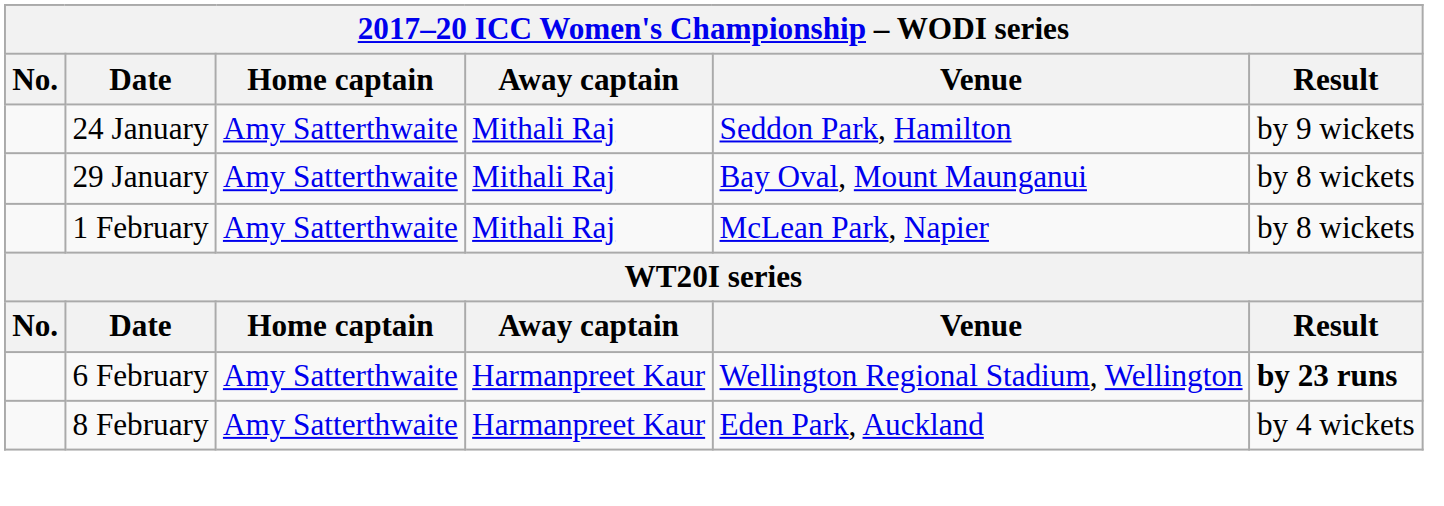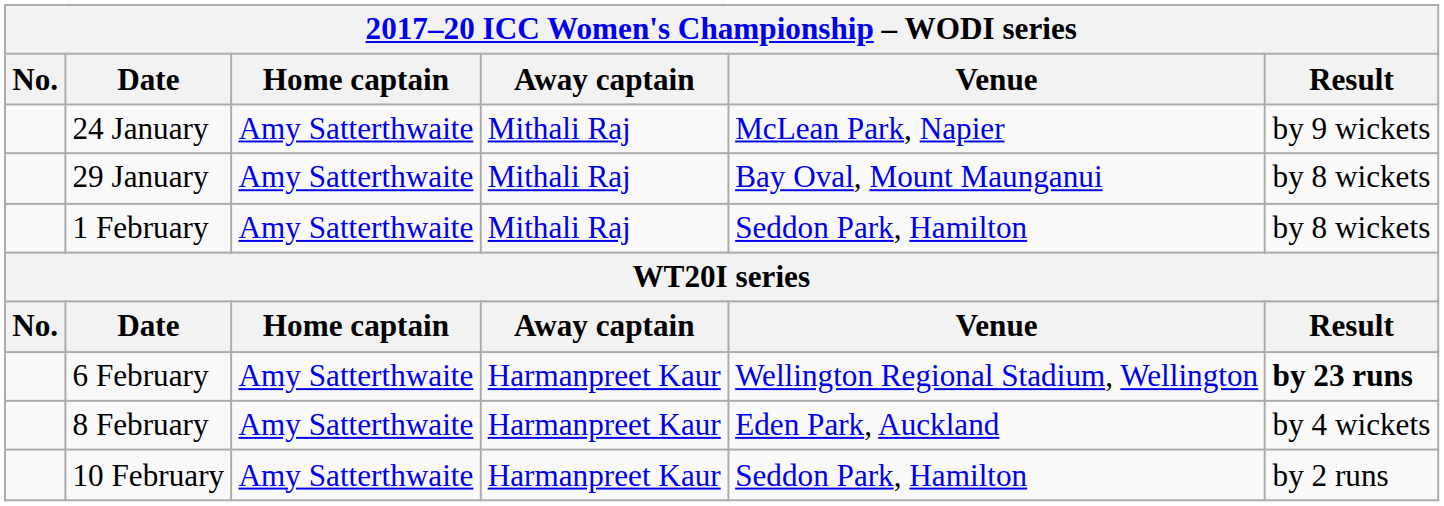(866, 128) Seddon Park, Hamilton -> (870, 128) McLean Park, Napier
(854, 227) McLean Park, Napier -> (881, 227) Seddon Park, Hamilton
+ row: (148, 474)
